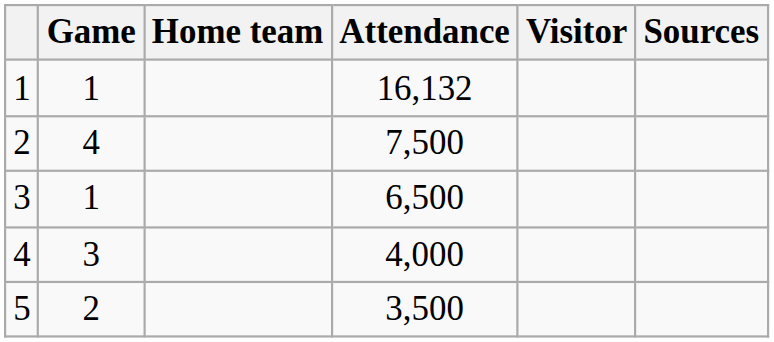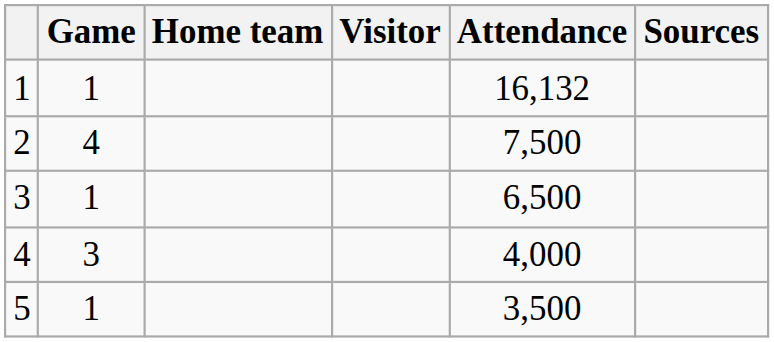columns swapped: (577, 32) <-> (425, 32)
(91, 308) 2 -> (91, 308) 1
